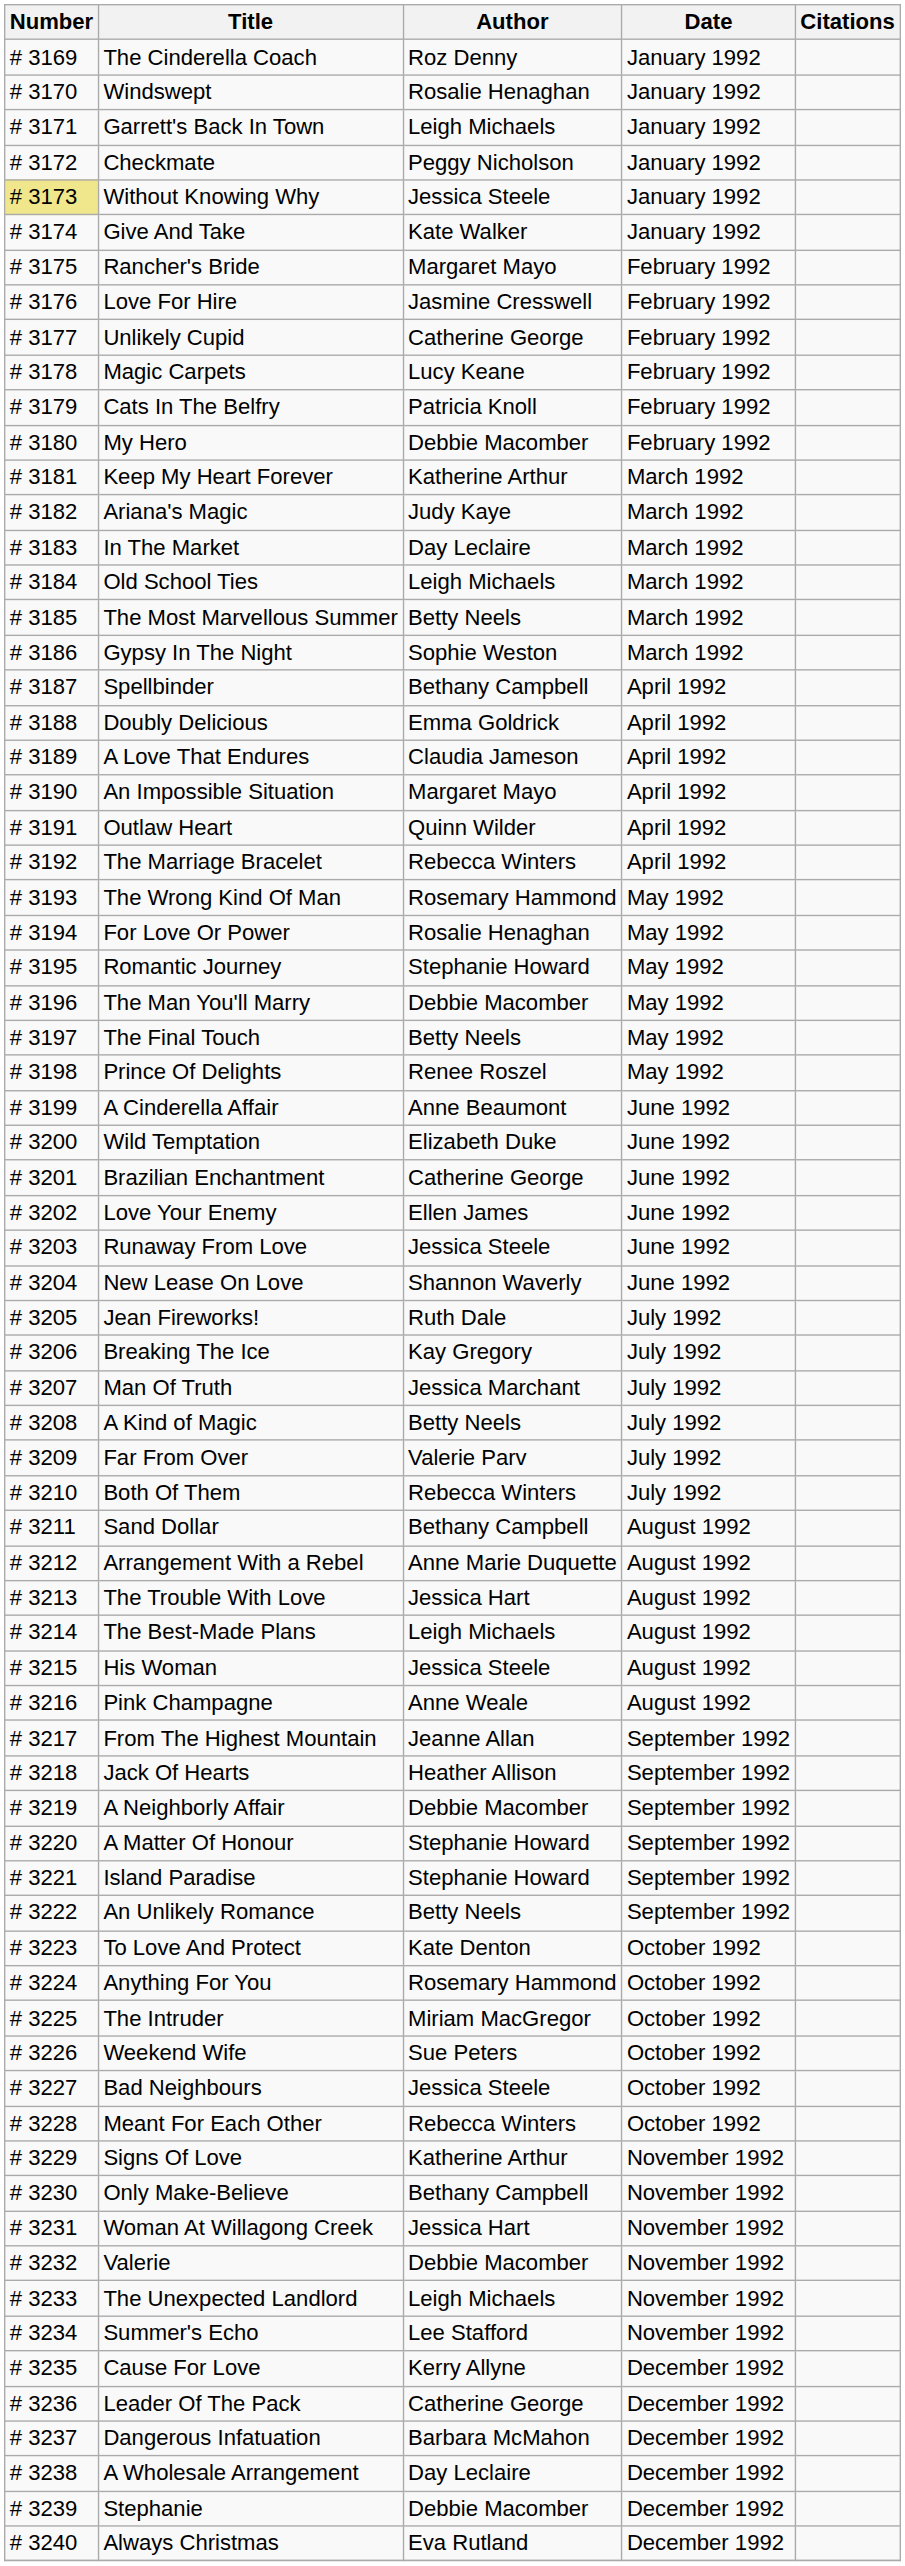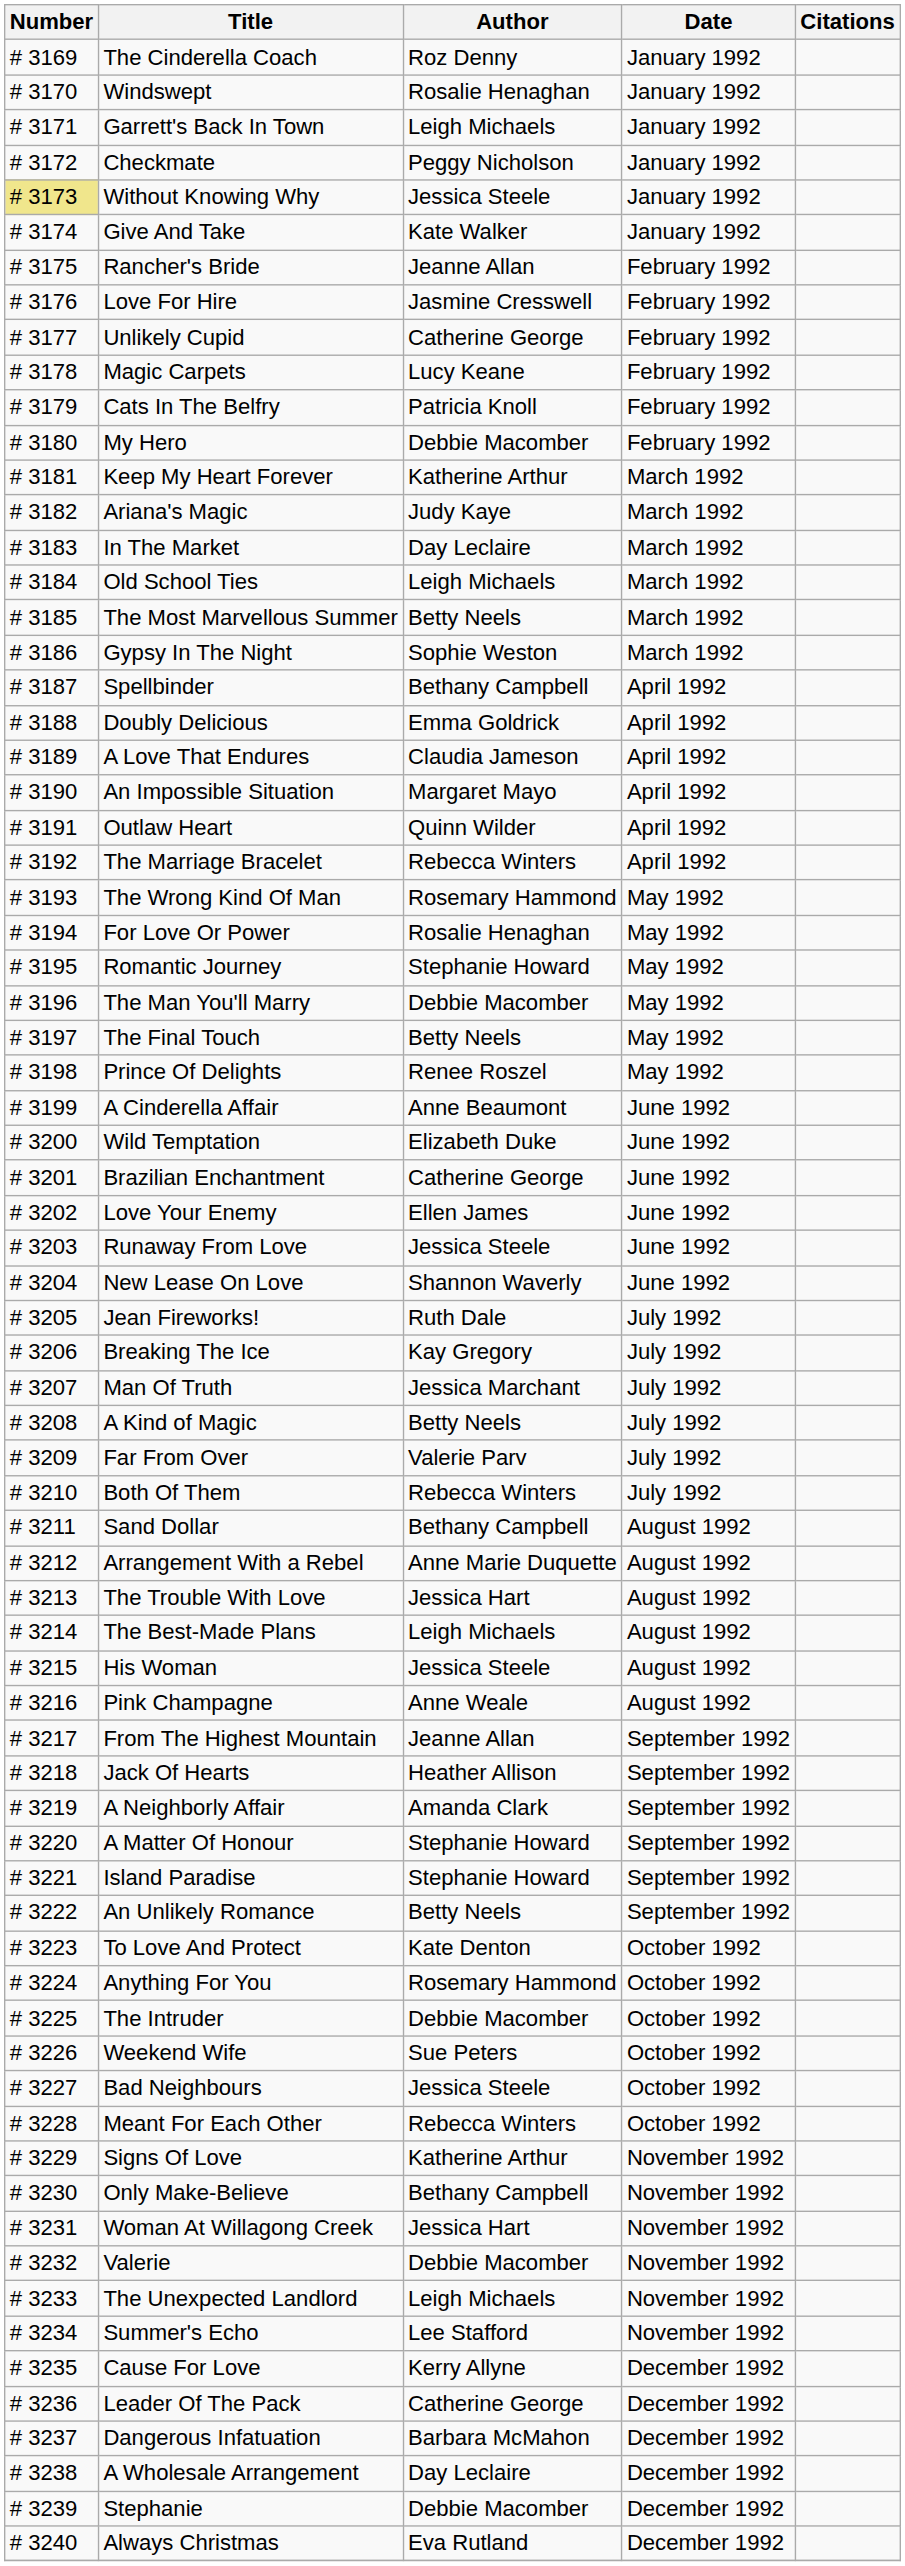(482, 267) Margaret Mayo -> (471, 267) Jeanne Allan
(498, 1807) Debbie Macomber -> (478, 1807) Amanda Clark
(499, 2018) Miriam MacGregor -> (498, 2018) Debbie Macomber
